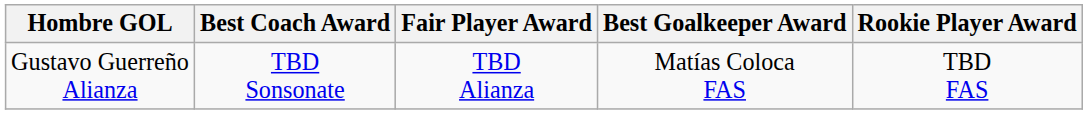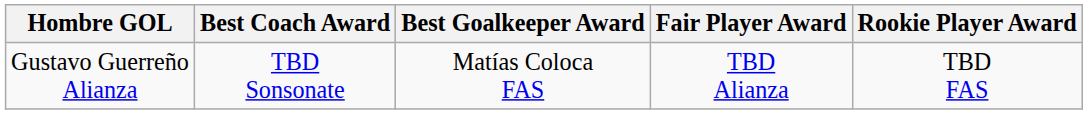columns swapped: (725, 23) <-> (497, 23)
